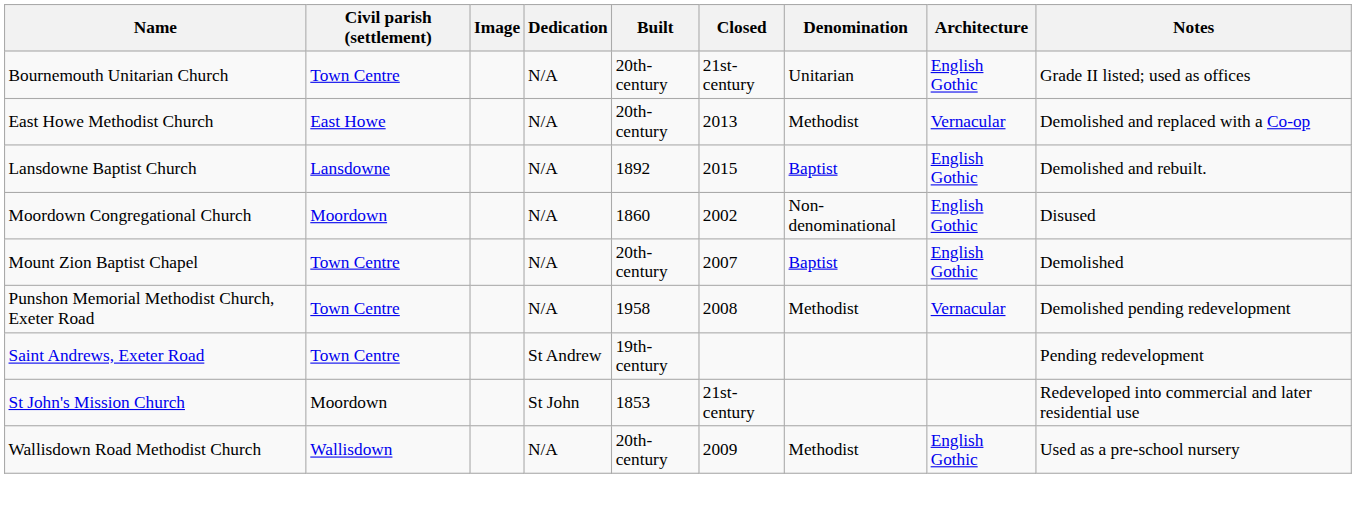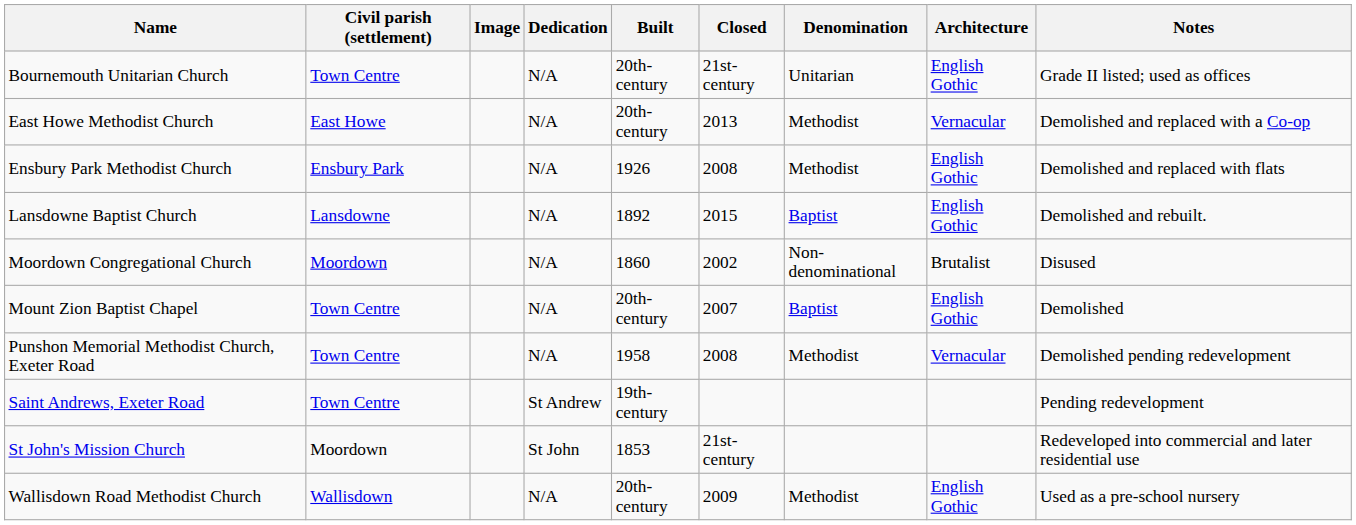+ row: (120, 168)
(957, 215) English Gothic -> (960, 262) Brutalist
